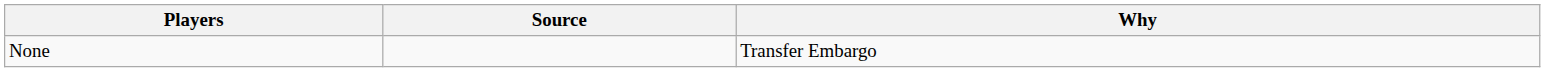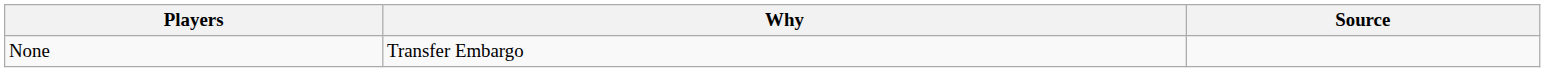columns swapped: (1138, 20) <-> (559, 20)
